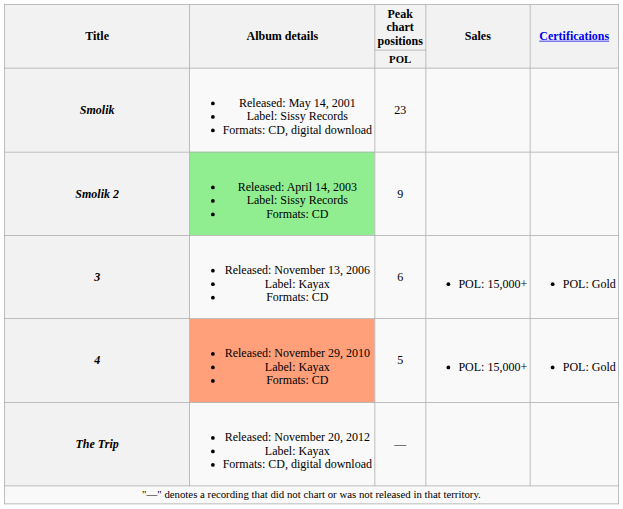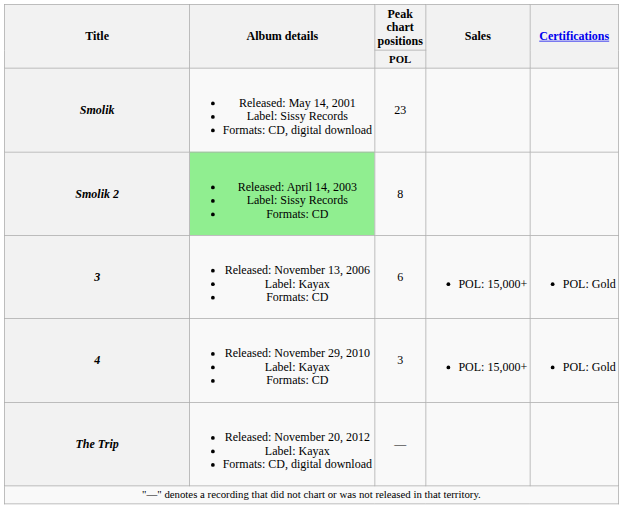(400, 193) 9 -> (400, 193) 8
(282, 367) lightsalmon background -> (282, 367) no background
(400, 360) 5 -> (400, 360) 3
